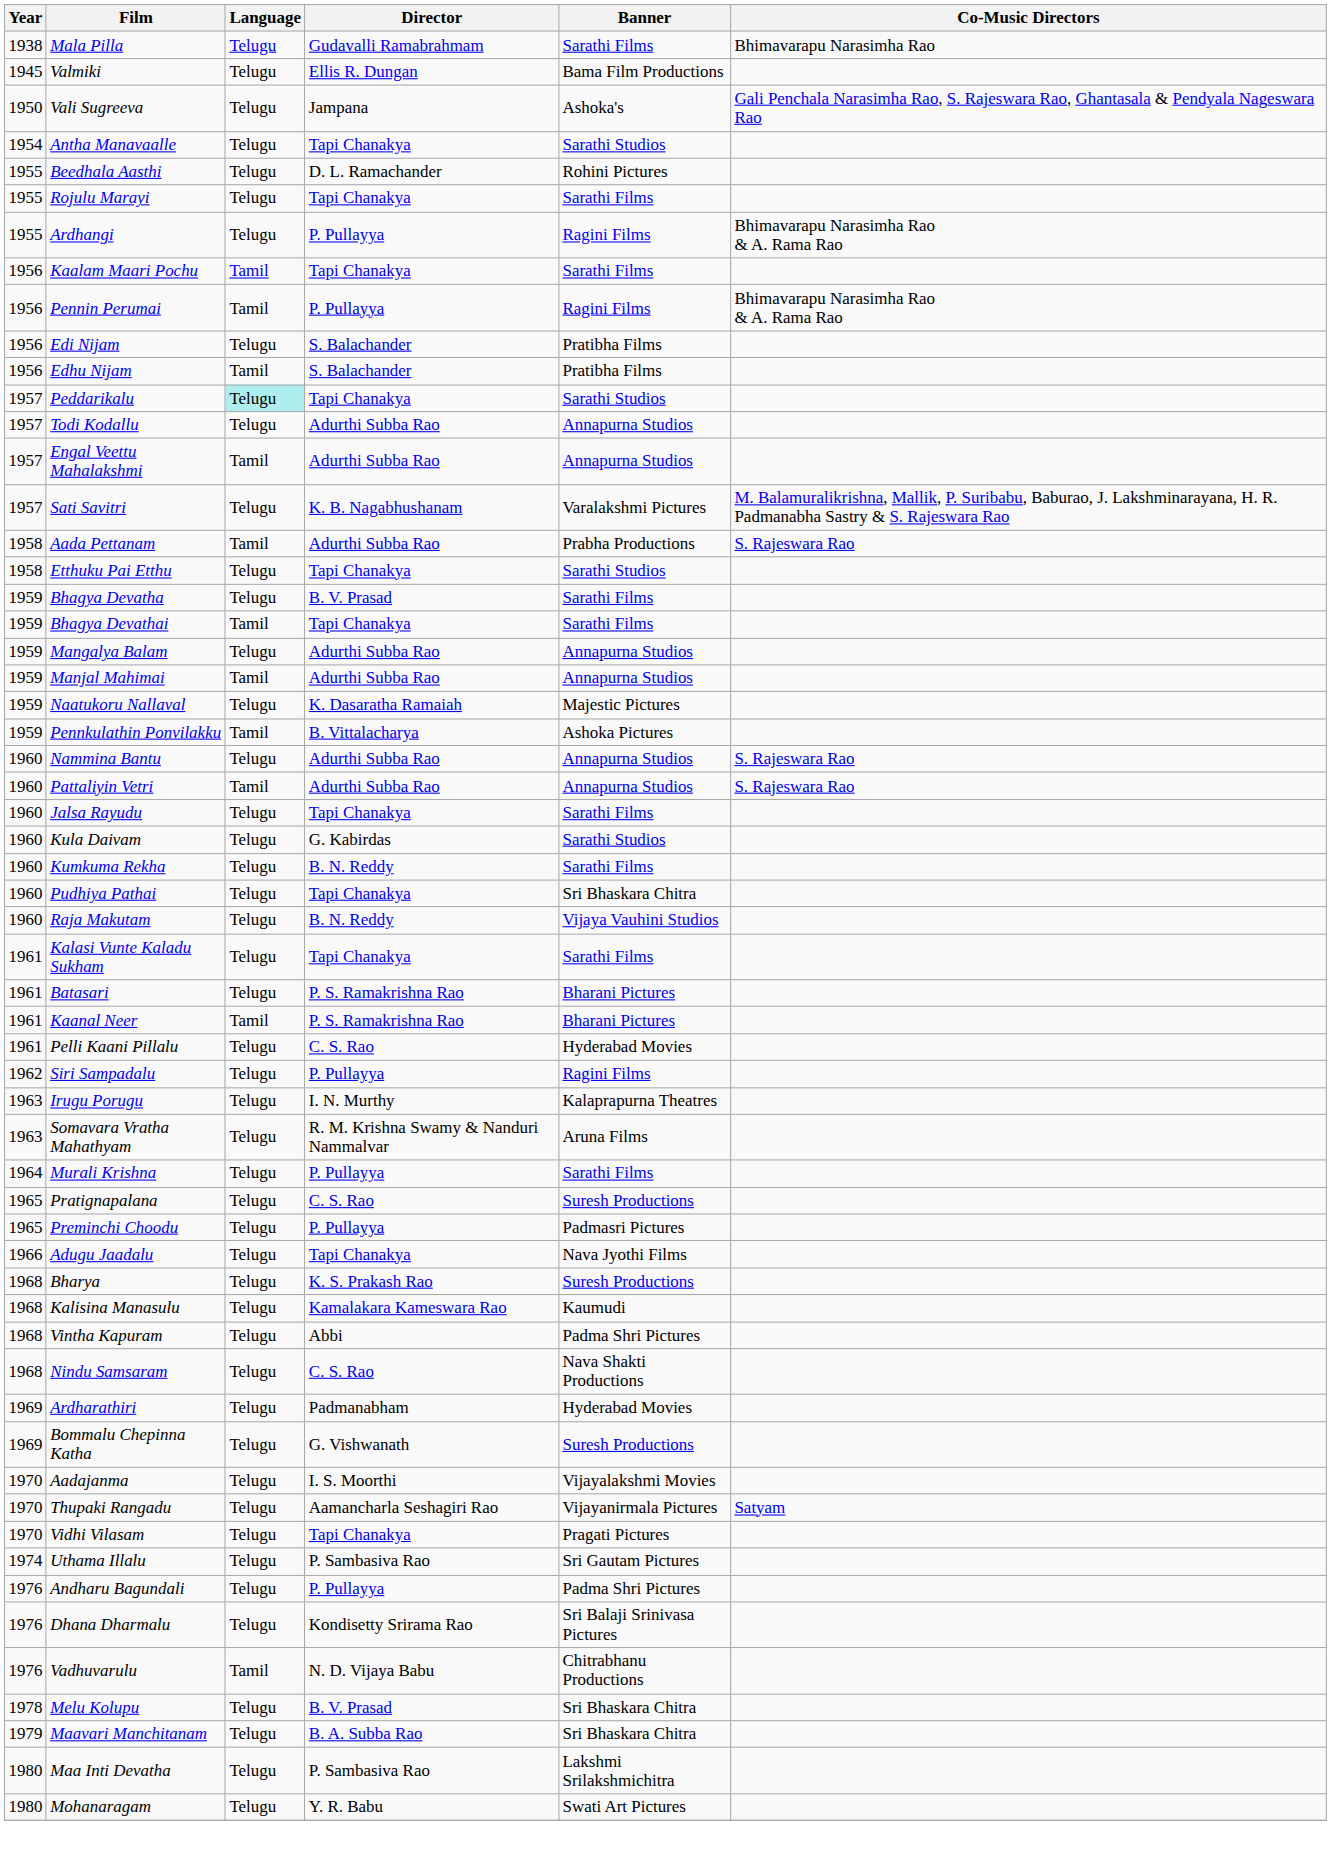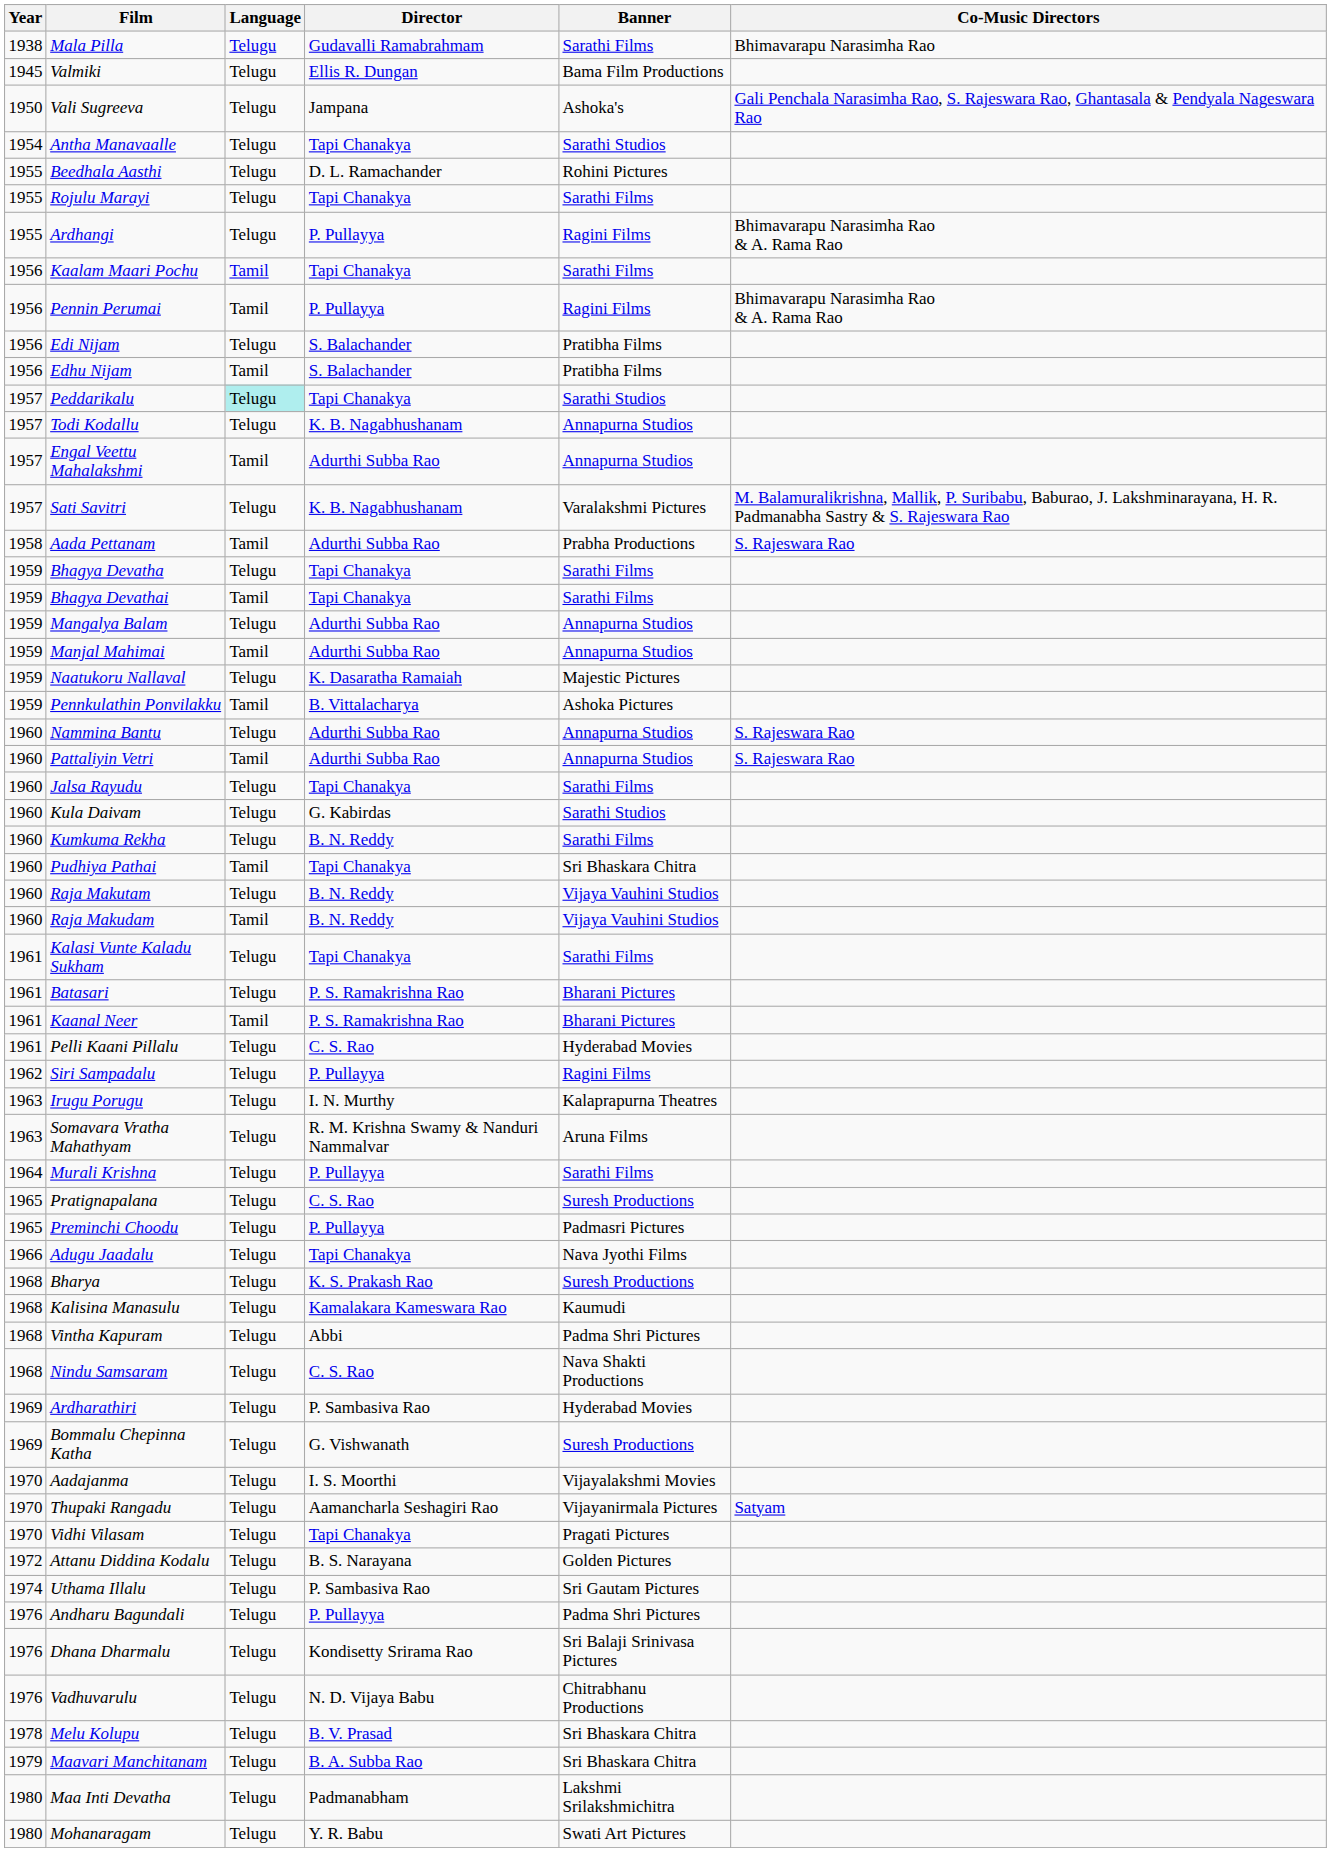(374, 424) Adurthi Subba Rao -> (386, 424) K. B. Nagabhushanam
- row: (111, 570)
(350, 597) B. V. Prasad -> (360, 570) Tapi Chanakya
(253, 893) Telugu -> (249, 866) Tamil
+ row: (102, 920)
(359, 1407) Padmanabham -> (369, 1407) P. Sambasiva Rao
+ row: (130, 1561)
(249, 1670) Tamil -> (253, 1697) Telugu
(369, 1770) P. Sambasiva Rao -> (359, 1797) Padmanabham
